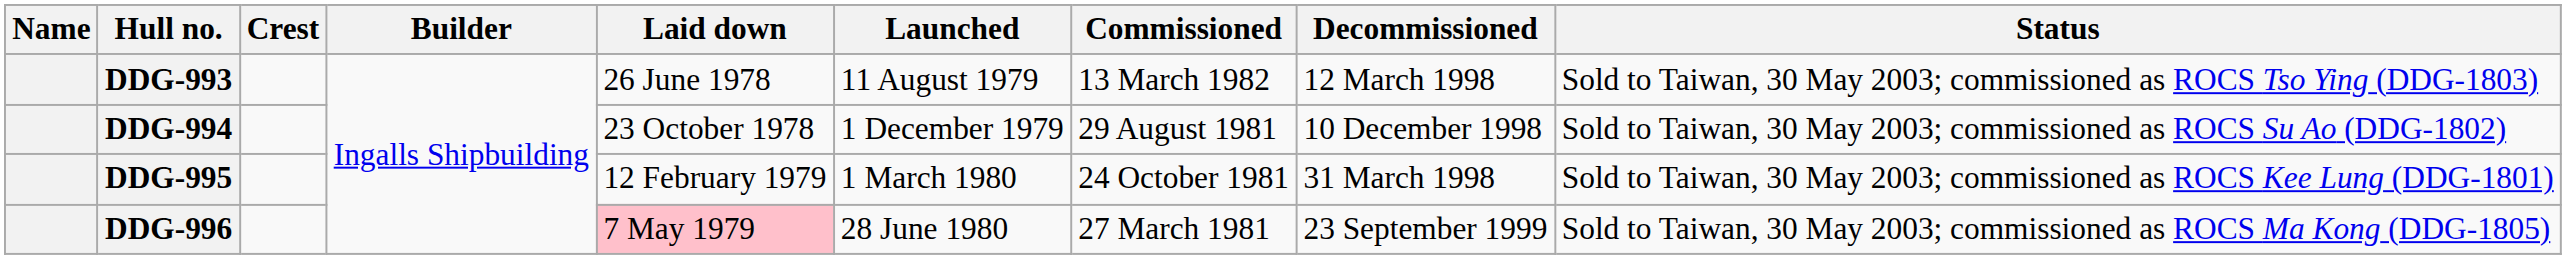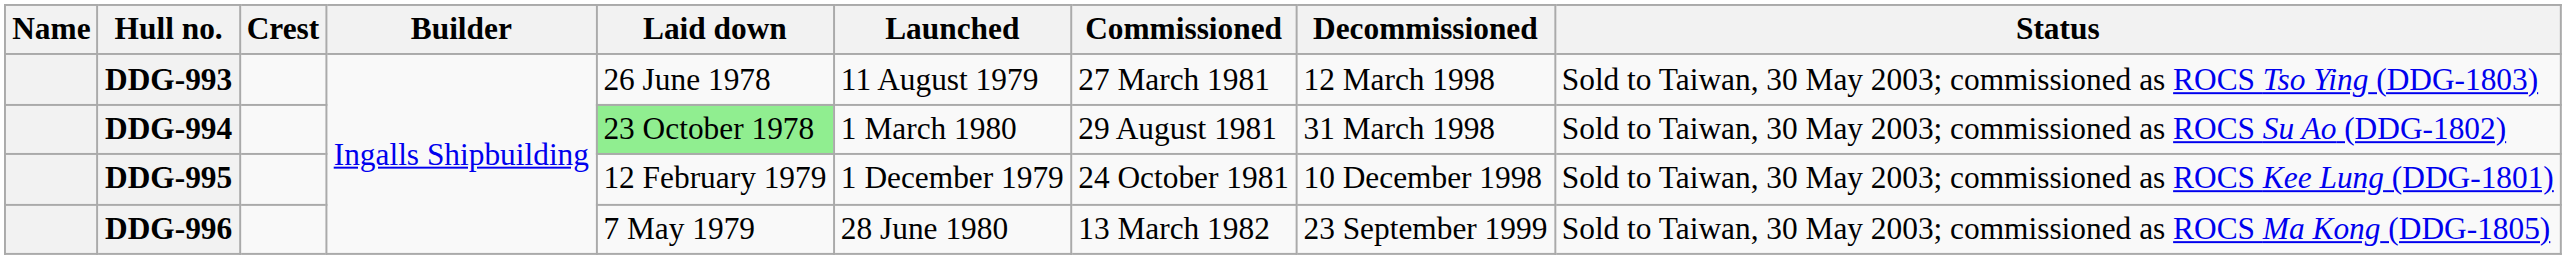(1174, 79) 13 March 1982 -> (1174, 79) 27 March 1981
(709, 128) no background -> (709, 128) lightgreen background
(952, 128) 1 December 1979 -> (929, 128) 1 March 1980
(1423, 128) 10 December 1998 -> (1399, 128) 31 March 1998
(929, 178) 1 March 1980 -> (952, 178) 1 December 1979
(1399, 178) 31 March 1998 -> (1423, 178) 10 December 1998
(679, 228) pink background -> (679, 228) no background
(1174, 228) 27 March 1981 -> (1174, 228) 13 March 1982
